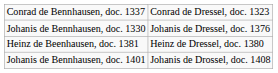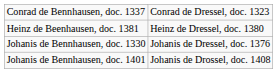rows swapped: (73, 44) <-> (76, 28)
